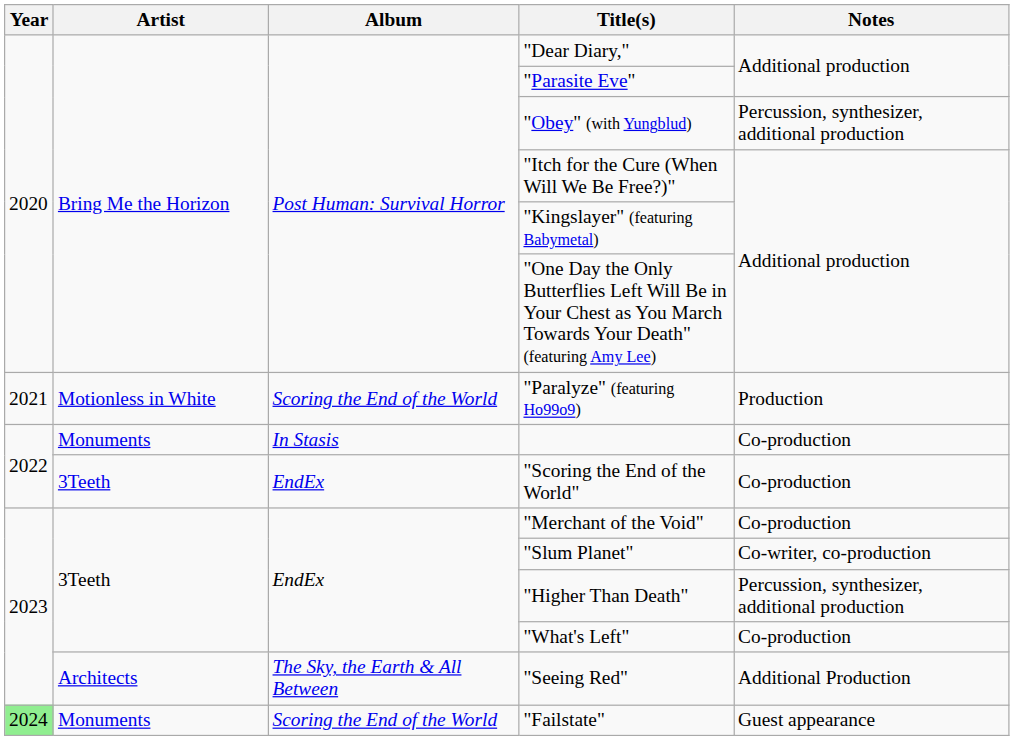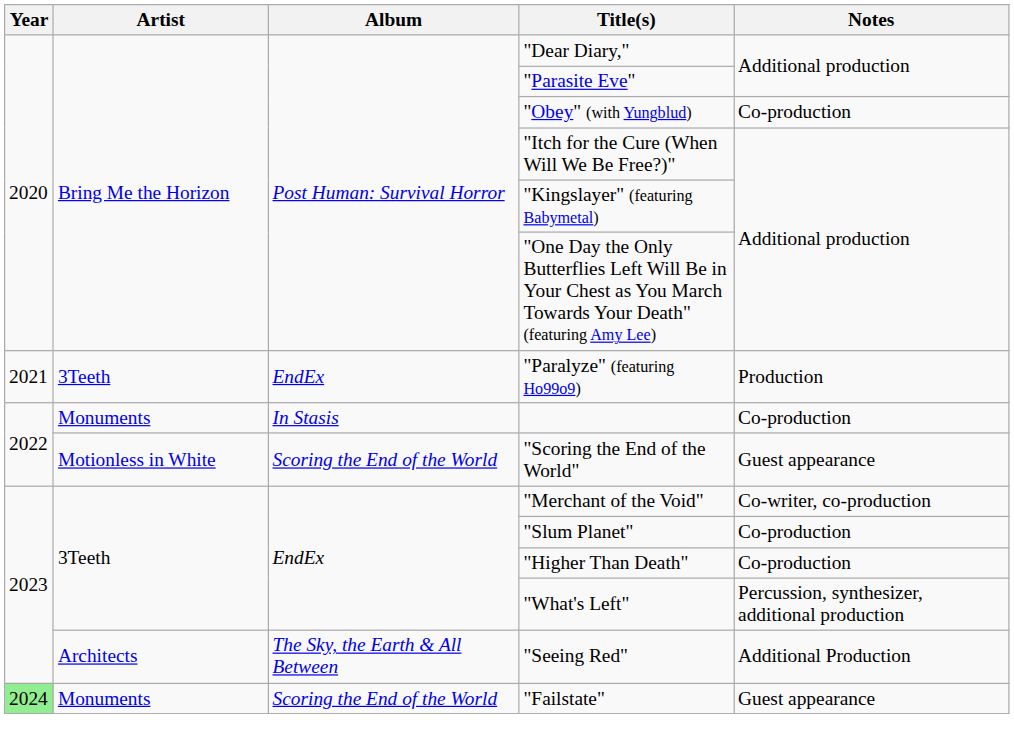(830, 122) Percussion, synthesizer, additional production -> (795, 111) Co-production
(137, 398) Motionless in White -> (84, 376) 3Teeth
(385, 398) Scoring the End of the World -> (298, 376) EndEx
(84, 481) 3Teeth -> (137, 459) Motionless in White
(298, 481) EndEx -> (385, 459) Scoring the End of the World
(795, 481) Co-production -> (807, 459) Guest appearance
(795, 522) Co-production -> (834, 501) Co-writer, co-production
(834, 553) Co-writer, co-production -> (795, 531) Co-production
(830, 595) Percussion, synthesizer, additional production -> (795, 562) Co-production
(795, 636) Co-production -> (830, 604) Percussion, synthesizer, additional production
